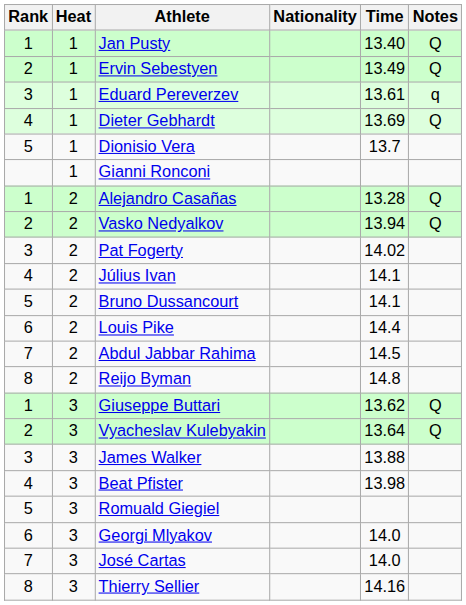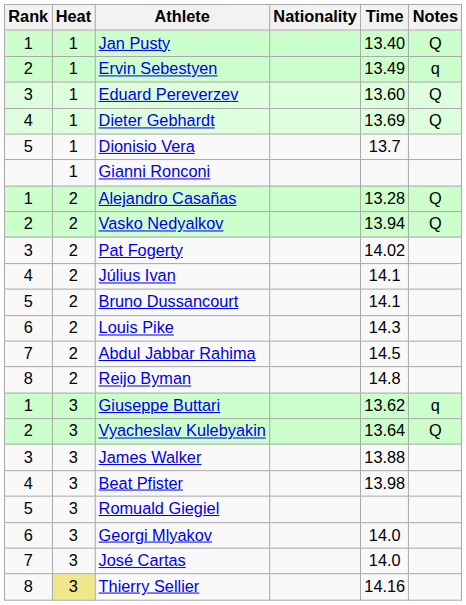(435, 69) Q -> (435, 69) q
(385, 95) 13.61 -> (385, 95) 13.60
(435, 95) q -> (435, 95) Q
(385, 328) 14.4 -> (385, 328) 14.3
(435, 405) Q -> (435, 405) q
(73, 586) no background -> (73, 586) khaki background
